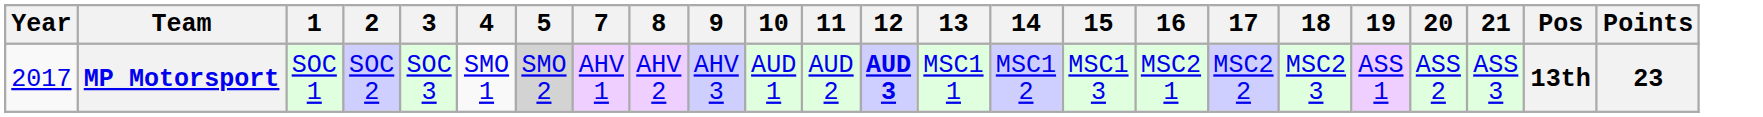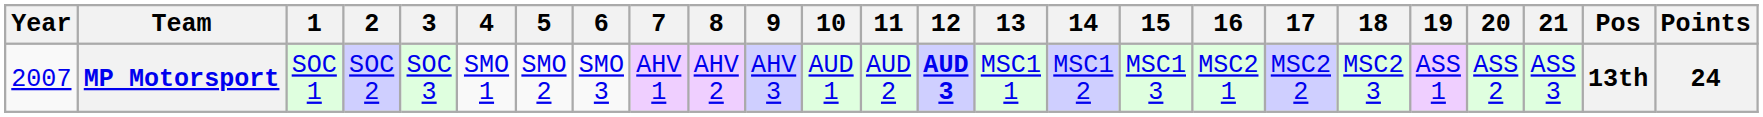+ column: (601, 25)
(41, 78) 2017 -> (41, 78) 2007
(544, 78) lightgrey background -> (544, 78) no background
(1648, 78) 23 -> (1706, 78) 24
